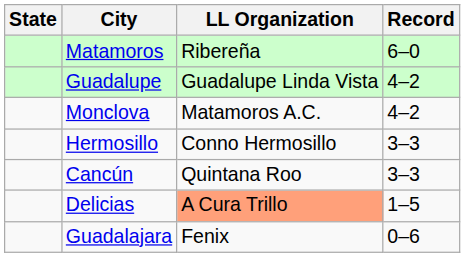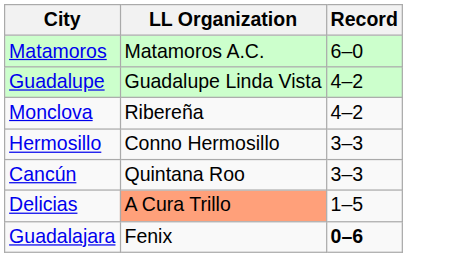- column: (33, 19)
(221, 50) Ribereña -> (194, 50) Matamoros A.C.
(251, 112) Matamoros A.C. -> (164, 112) Ribereña
(404, 236) normal -> (347, 236) bold
